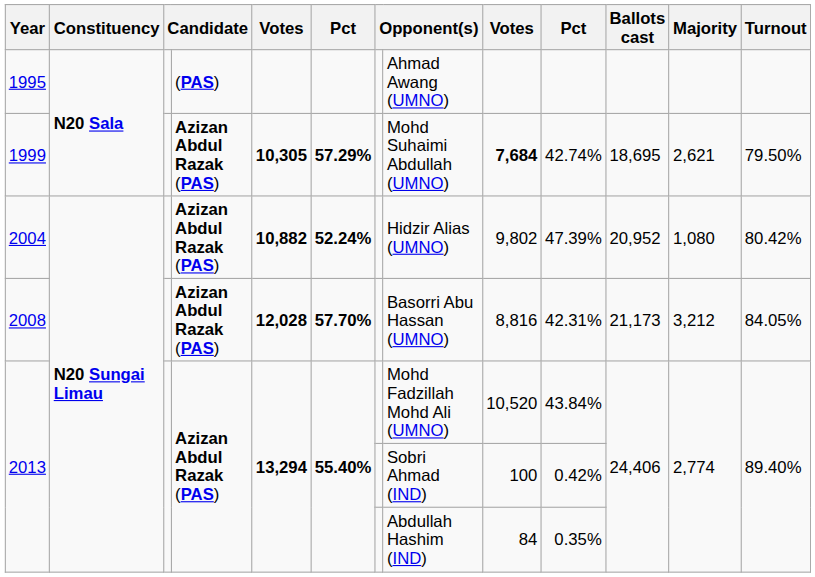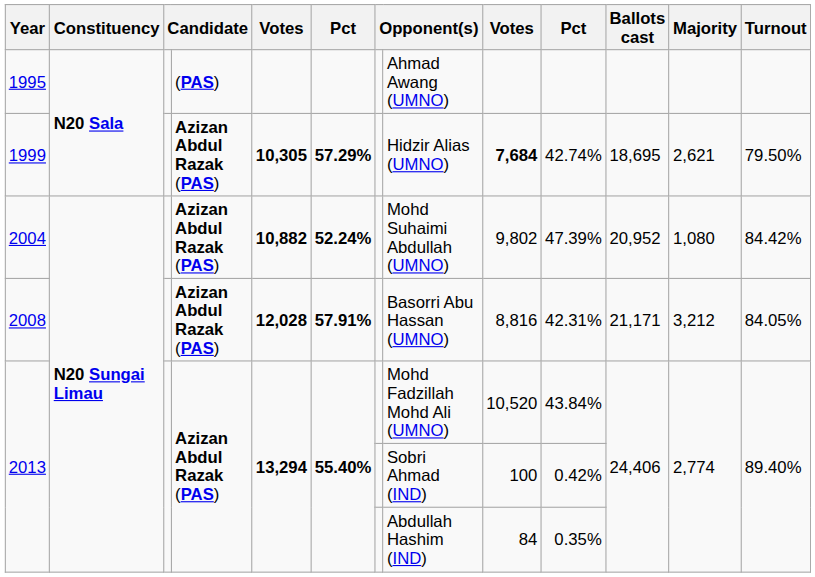(419, 155) Mohd Suhaimi Abdullah (UMNO) -> (428, 155) Hidzir Alias (UMNO)
(428, 237) Hidzir Alias (UMNO) -> (419, 237) Mohd Suhaimi Abdullah (UMNO)
(773, 237) 80.42% -> (773, 237) 84.42%
(343, 320) 57.70% -> (343, 320) 57.91%
(635, 320) 21,173 -> (635, 320) 21,171
